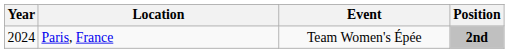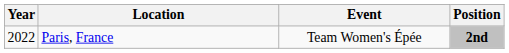(21, 37) 2024 -> (21, 37) 2022
